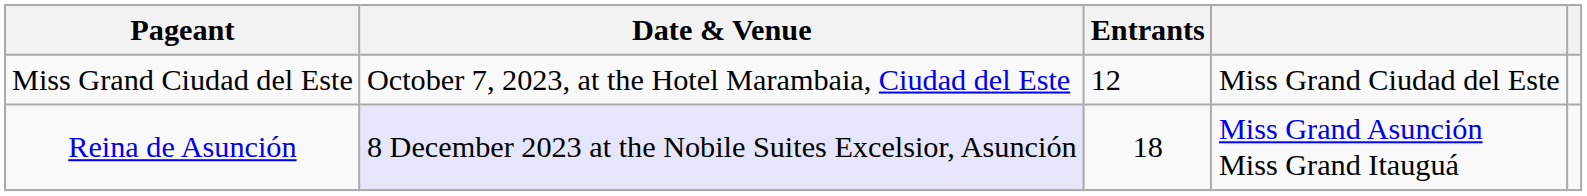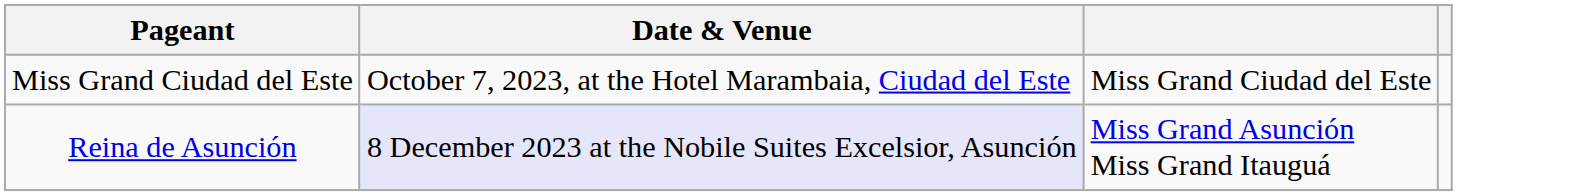- column: (1148, 29)
